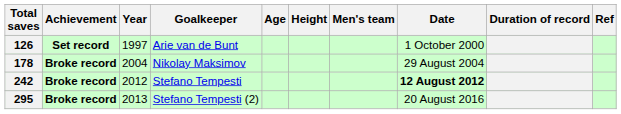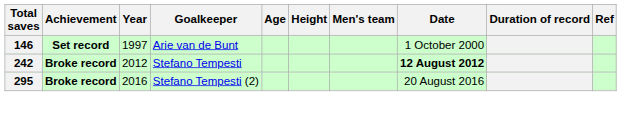(24, 44) 126 -> (24, 44) 146
- row: (199, 63)
(135, 99) 2013 -> (135, 81) 2016
